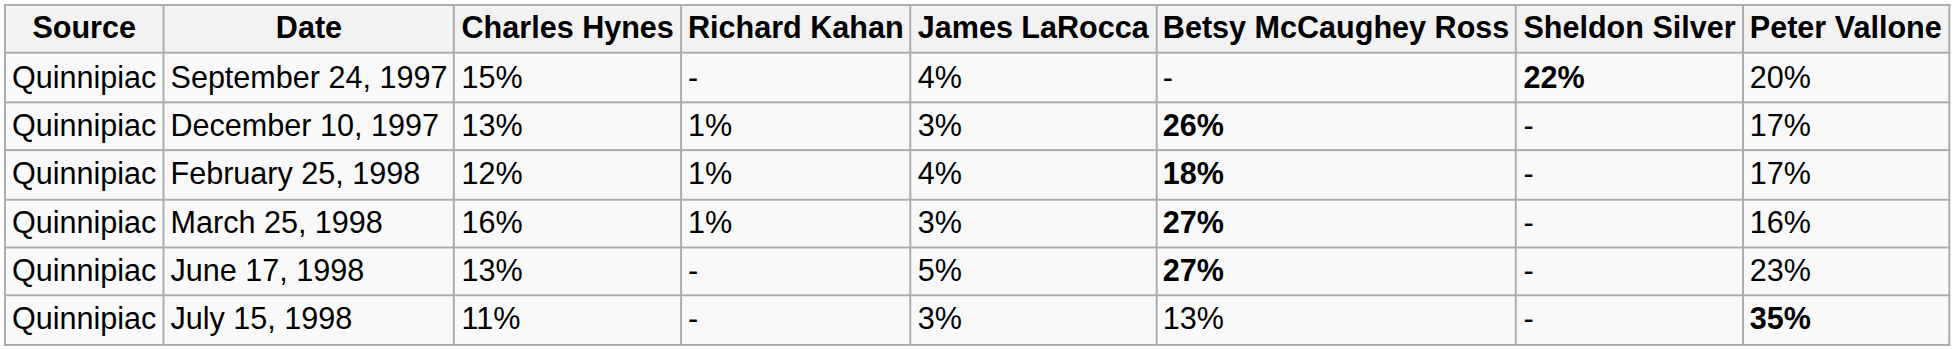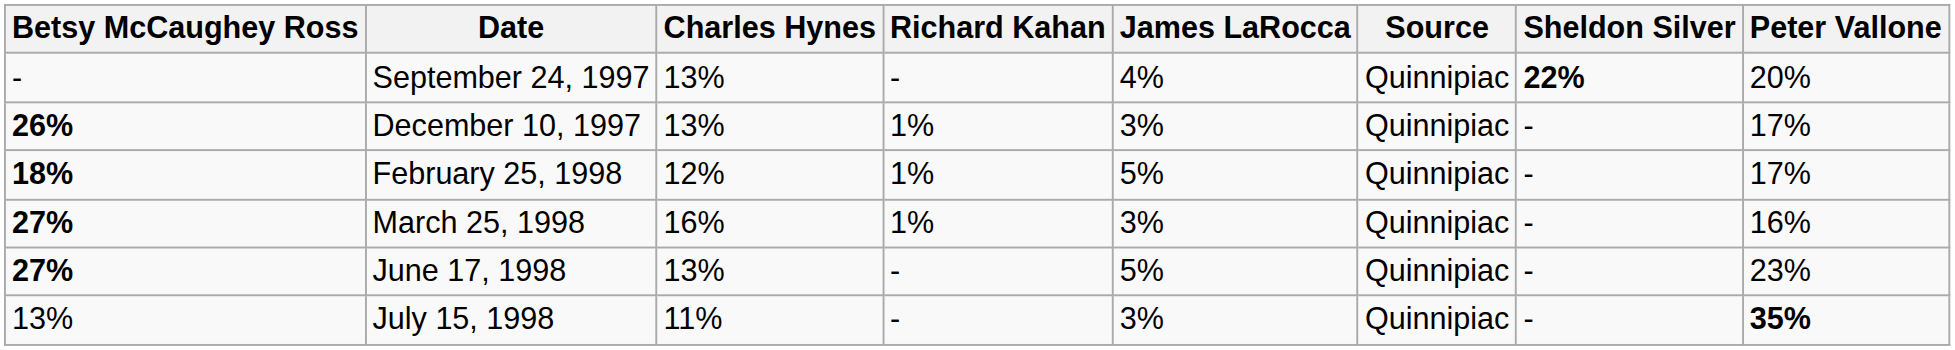columns swapped: (84, 28) <-> (1336, 28)
(492, 77) 15% -> (694, 77) 13%
(940, 174) 4% -> (1142, 174) 5%
